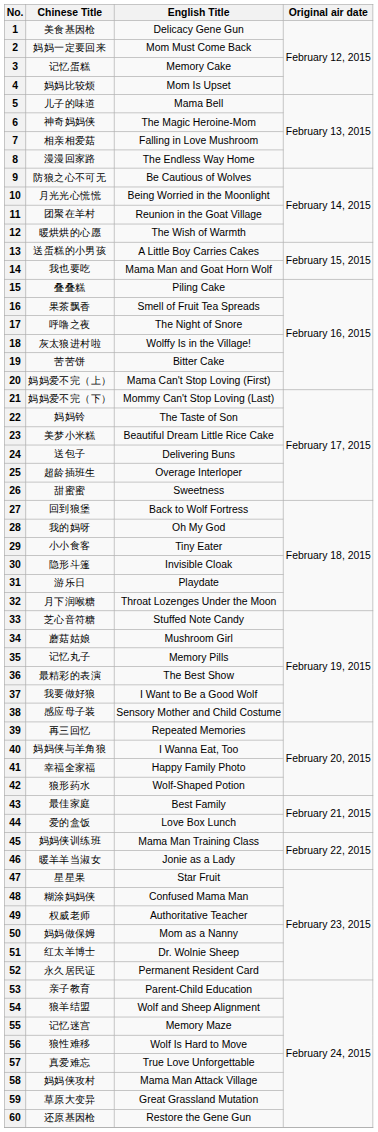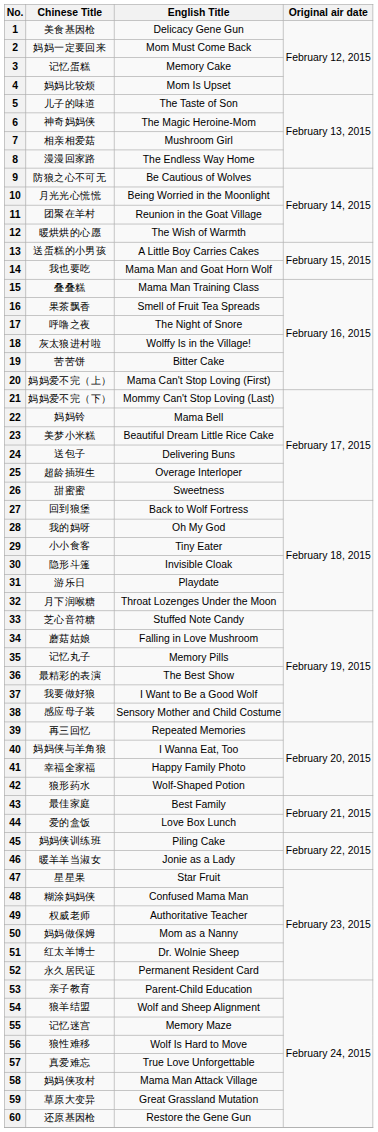(199, 103) Mama Bell -> (199, 103) The Taste of Son
(199, 140) Falling in Love Mushroom -> (199, 140) Mushroom Girl
(199, 288) Piling Cake -> (199, 288) Mama Man Training Class
(199, 417) The Taste of Son -> (199, 417) Mama Bell
(199, 638) Mushroom Girl -> (199, 638) Falling in Love Mushroom
(199, 841) Mama Man Training Class -> (199, 841) Piling Cake
